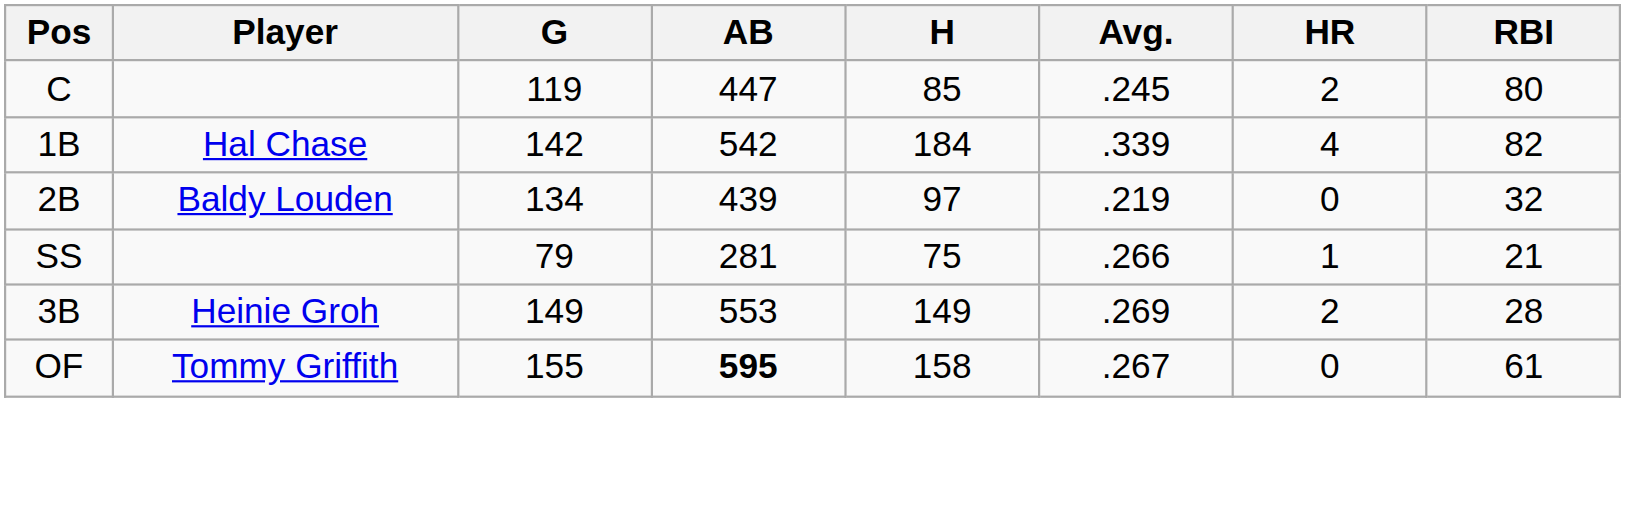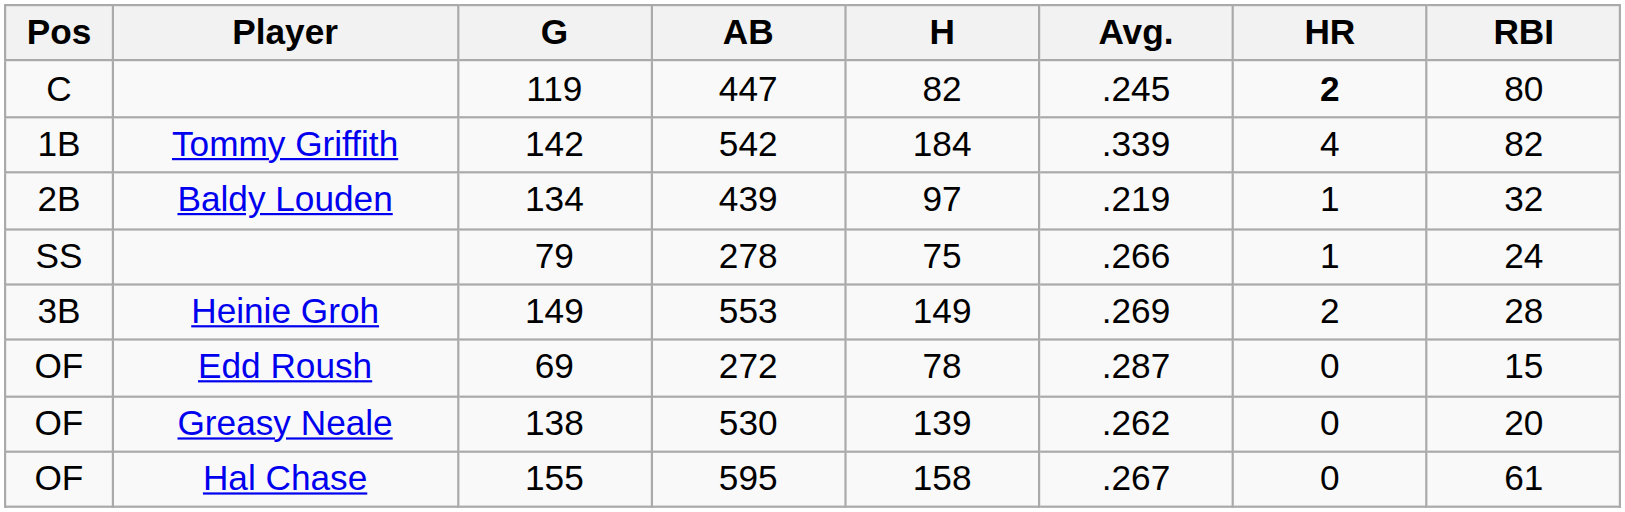(942, 88) 85 -> (942, 88) 82
(1330, 88) normal -> (1330, 88) bold
(285, 144) Hal Chase -> (285, 144) Tommy Griffith
(1330, 199) 0 -> (1330, 199) 1
(748, 255) 281 -> (748, 255) 278
(1524, 255) 21 -> (1524, 255) 24
+ row: (554, 367)
+ row: (554, 423)
(285, 367) Tommy Griffith -> (285, 479) Hal Chase
(748, 367) bold -> (748, 479) normal
